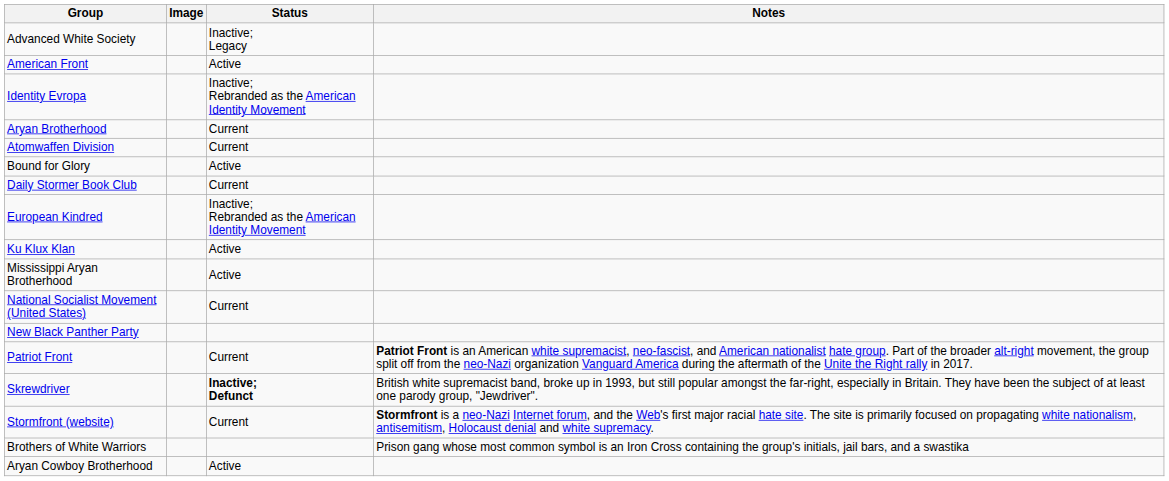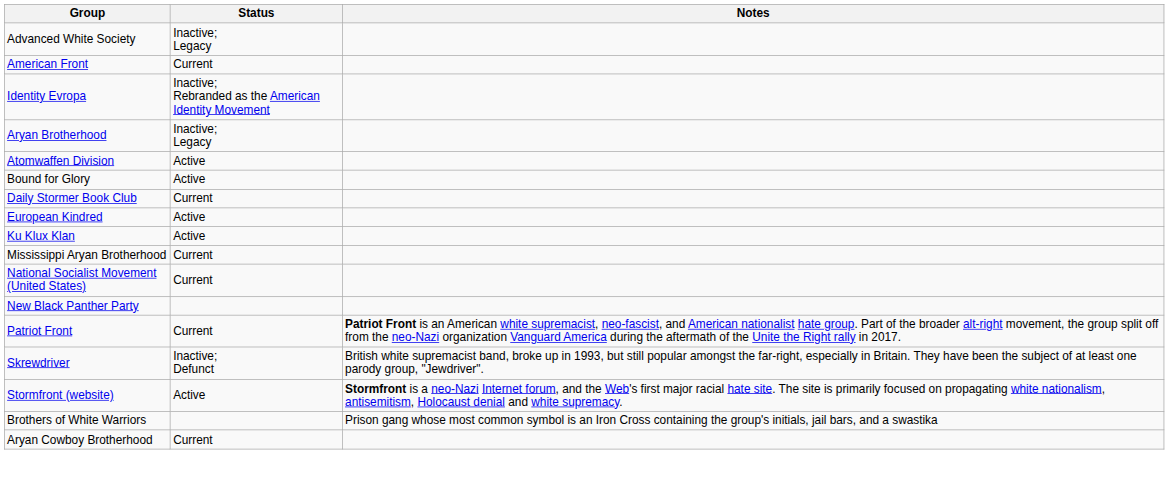- column: (186, 13)
(225, 64) Active -> (193, 64) Current
(229, 128) Current -> (195, 135) Inactive; Legacy
(229, 147) Current -> (189, 161) Active
(282, 217) Inactive; Rebranded as the American Identity Movement -> (189, 217) Active
(225, 274) Active -> (193, 254) Current
(233, 389) bold -> (195, 363) normal
(229, 422) Current -> (189, 395) Active
(225, 466) Active -> (193, 439) Current
